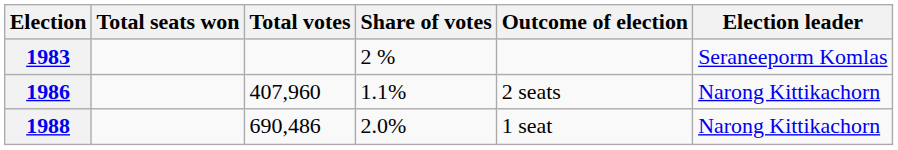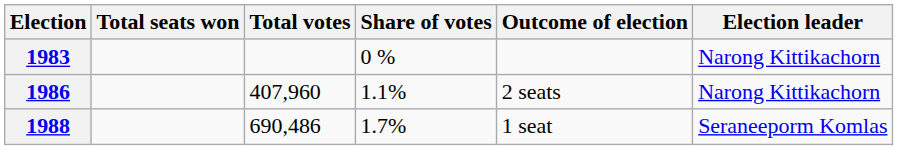(378, 56) 2 % -> (378, 56) 0 %
(793, 56) Seraneeporm Komlas -> (789, 56) Narong Kittikachorn
(383, 126) 2.0% -> (383, 126) 1.7%
(789, 126) Narong Kittikachorn -> (793, 126) Seraneeporm Komlas
